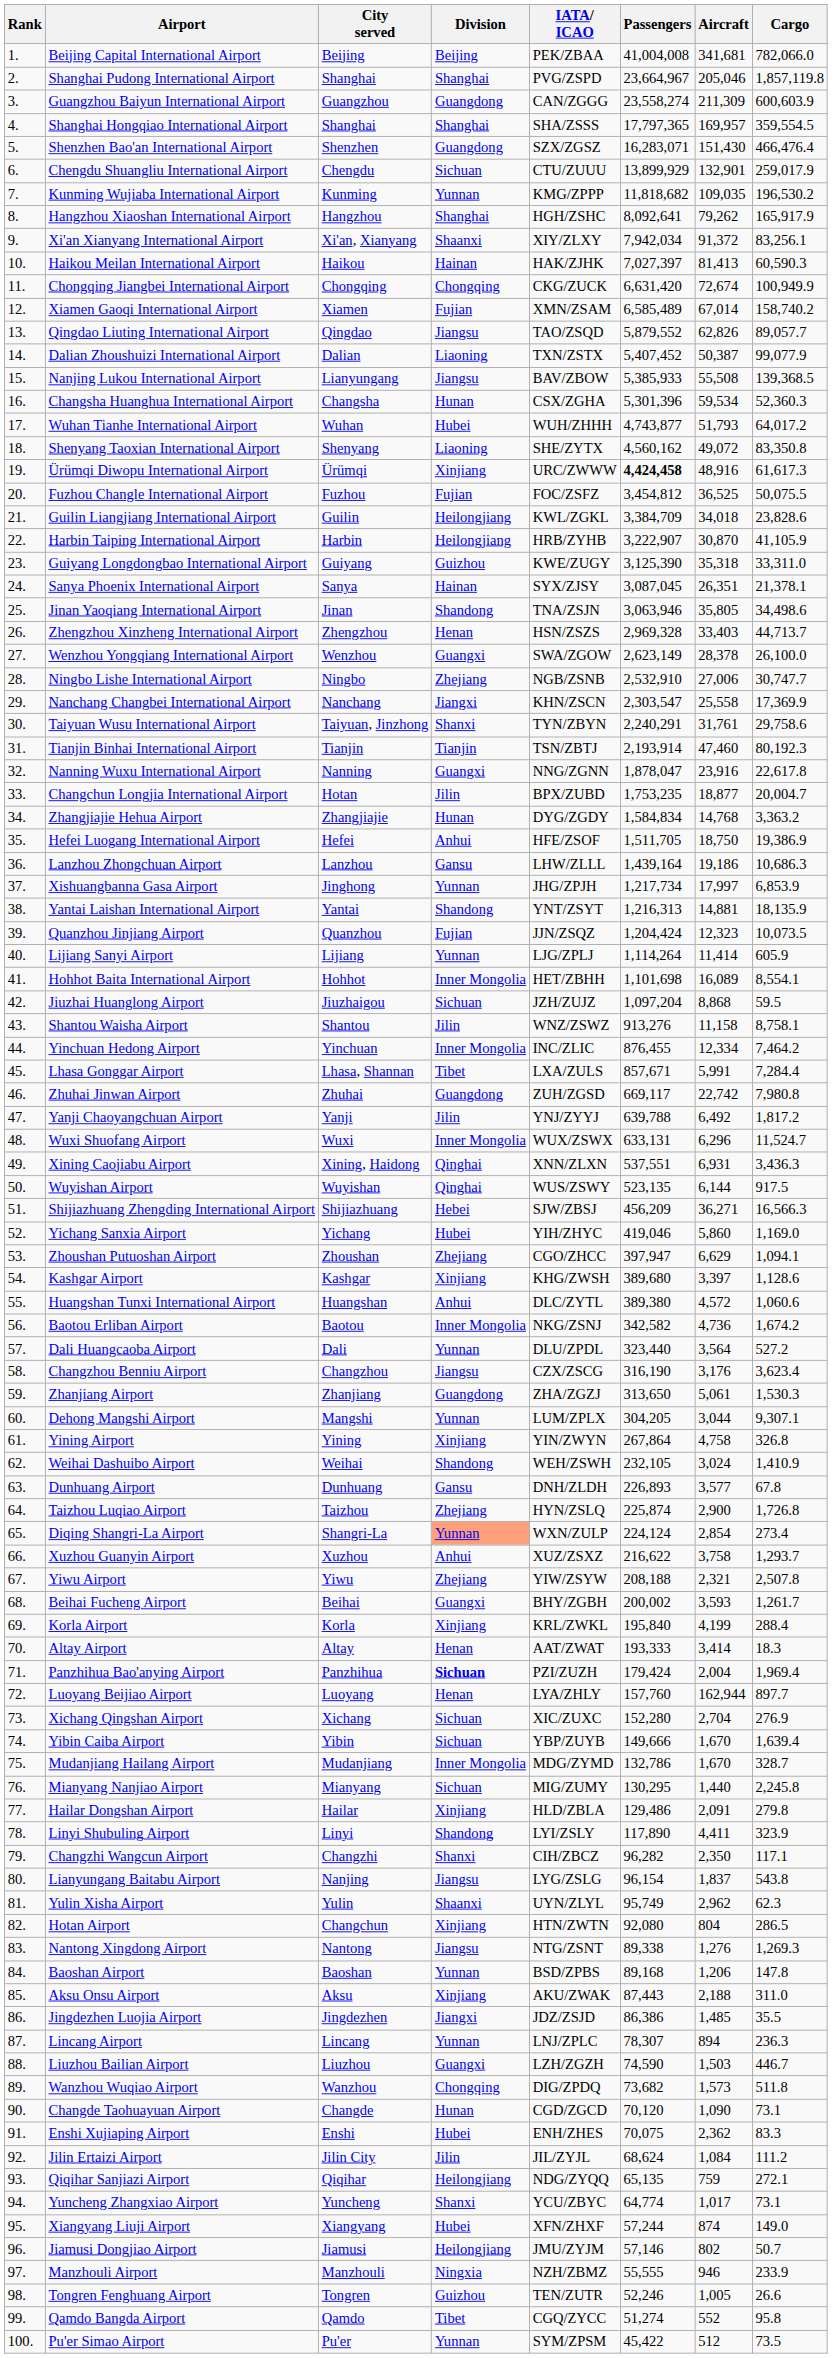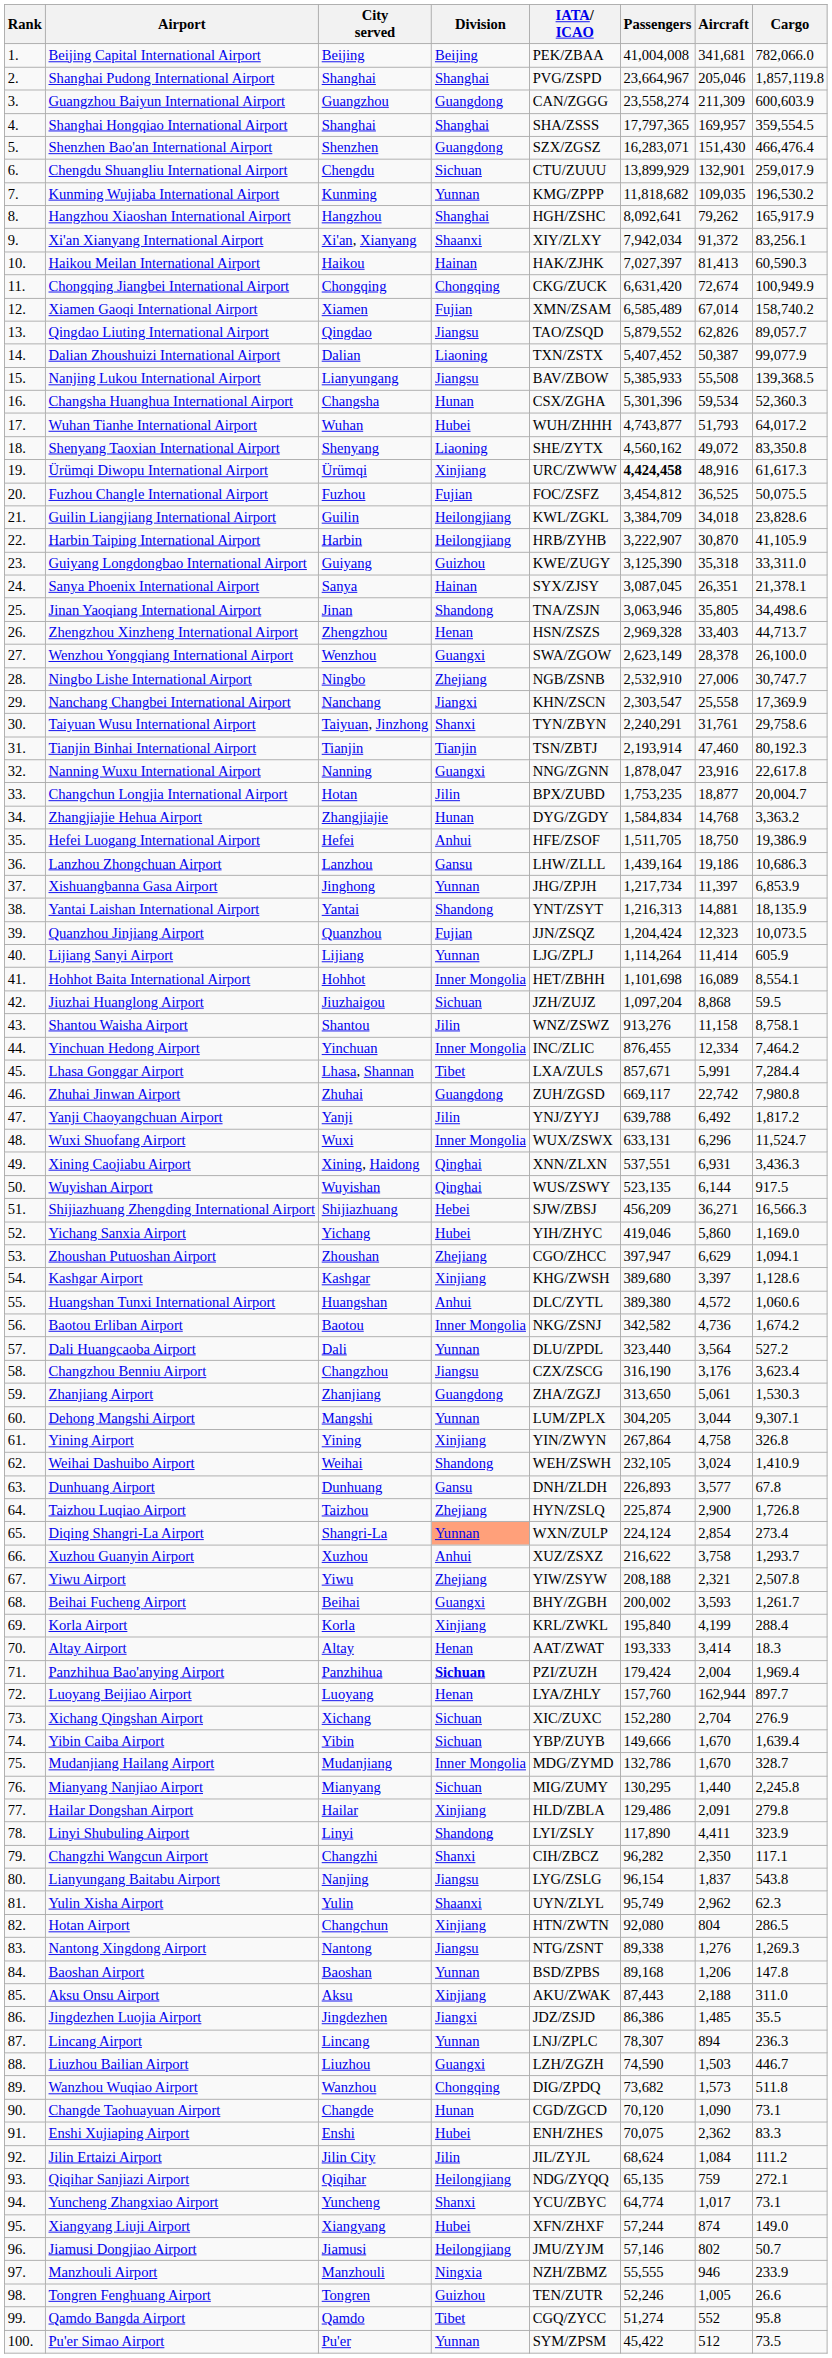(718, 886) 17,997 -> (718, 886) 11,397
